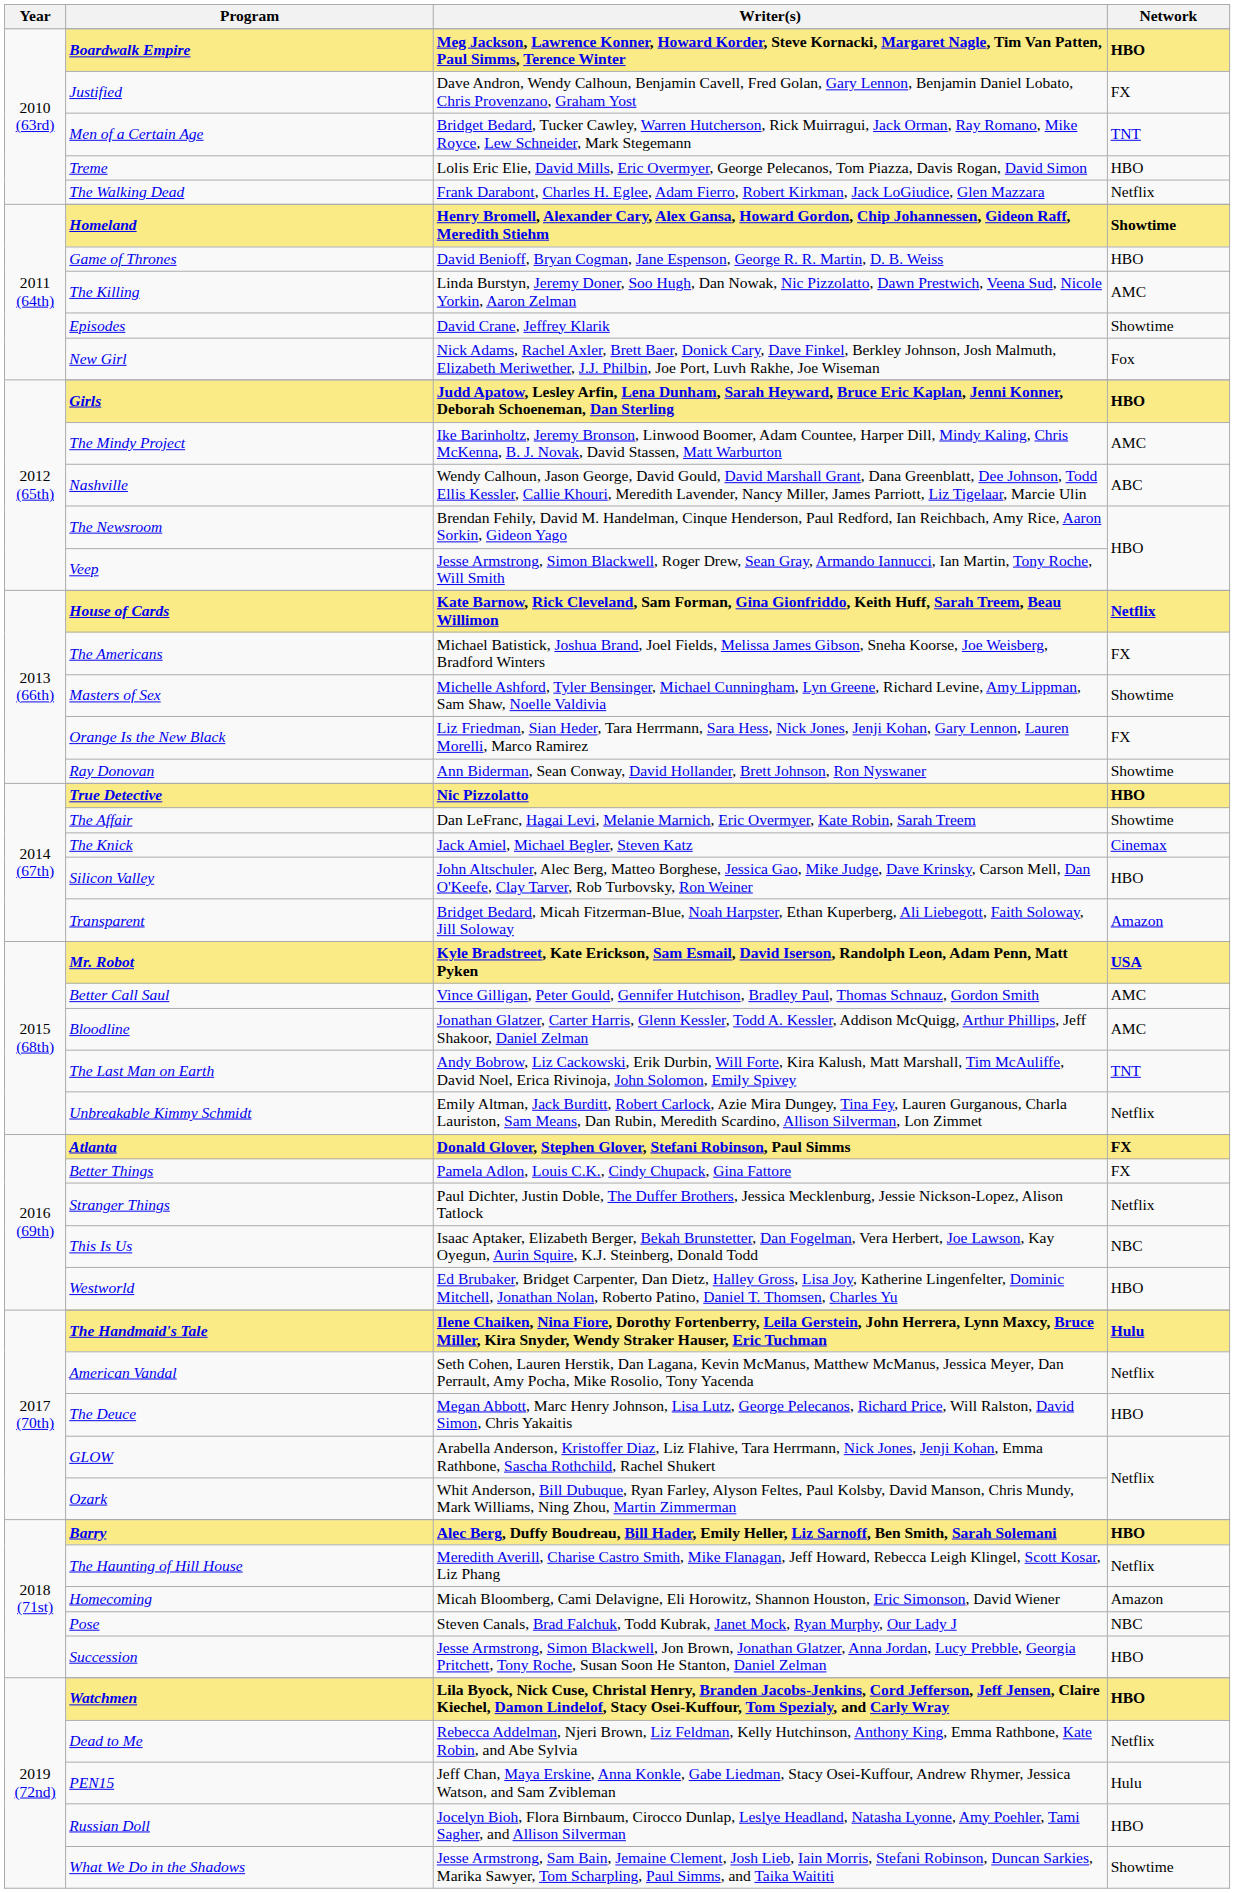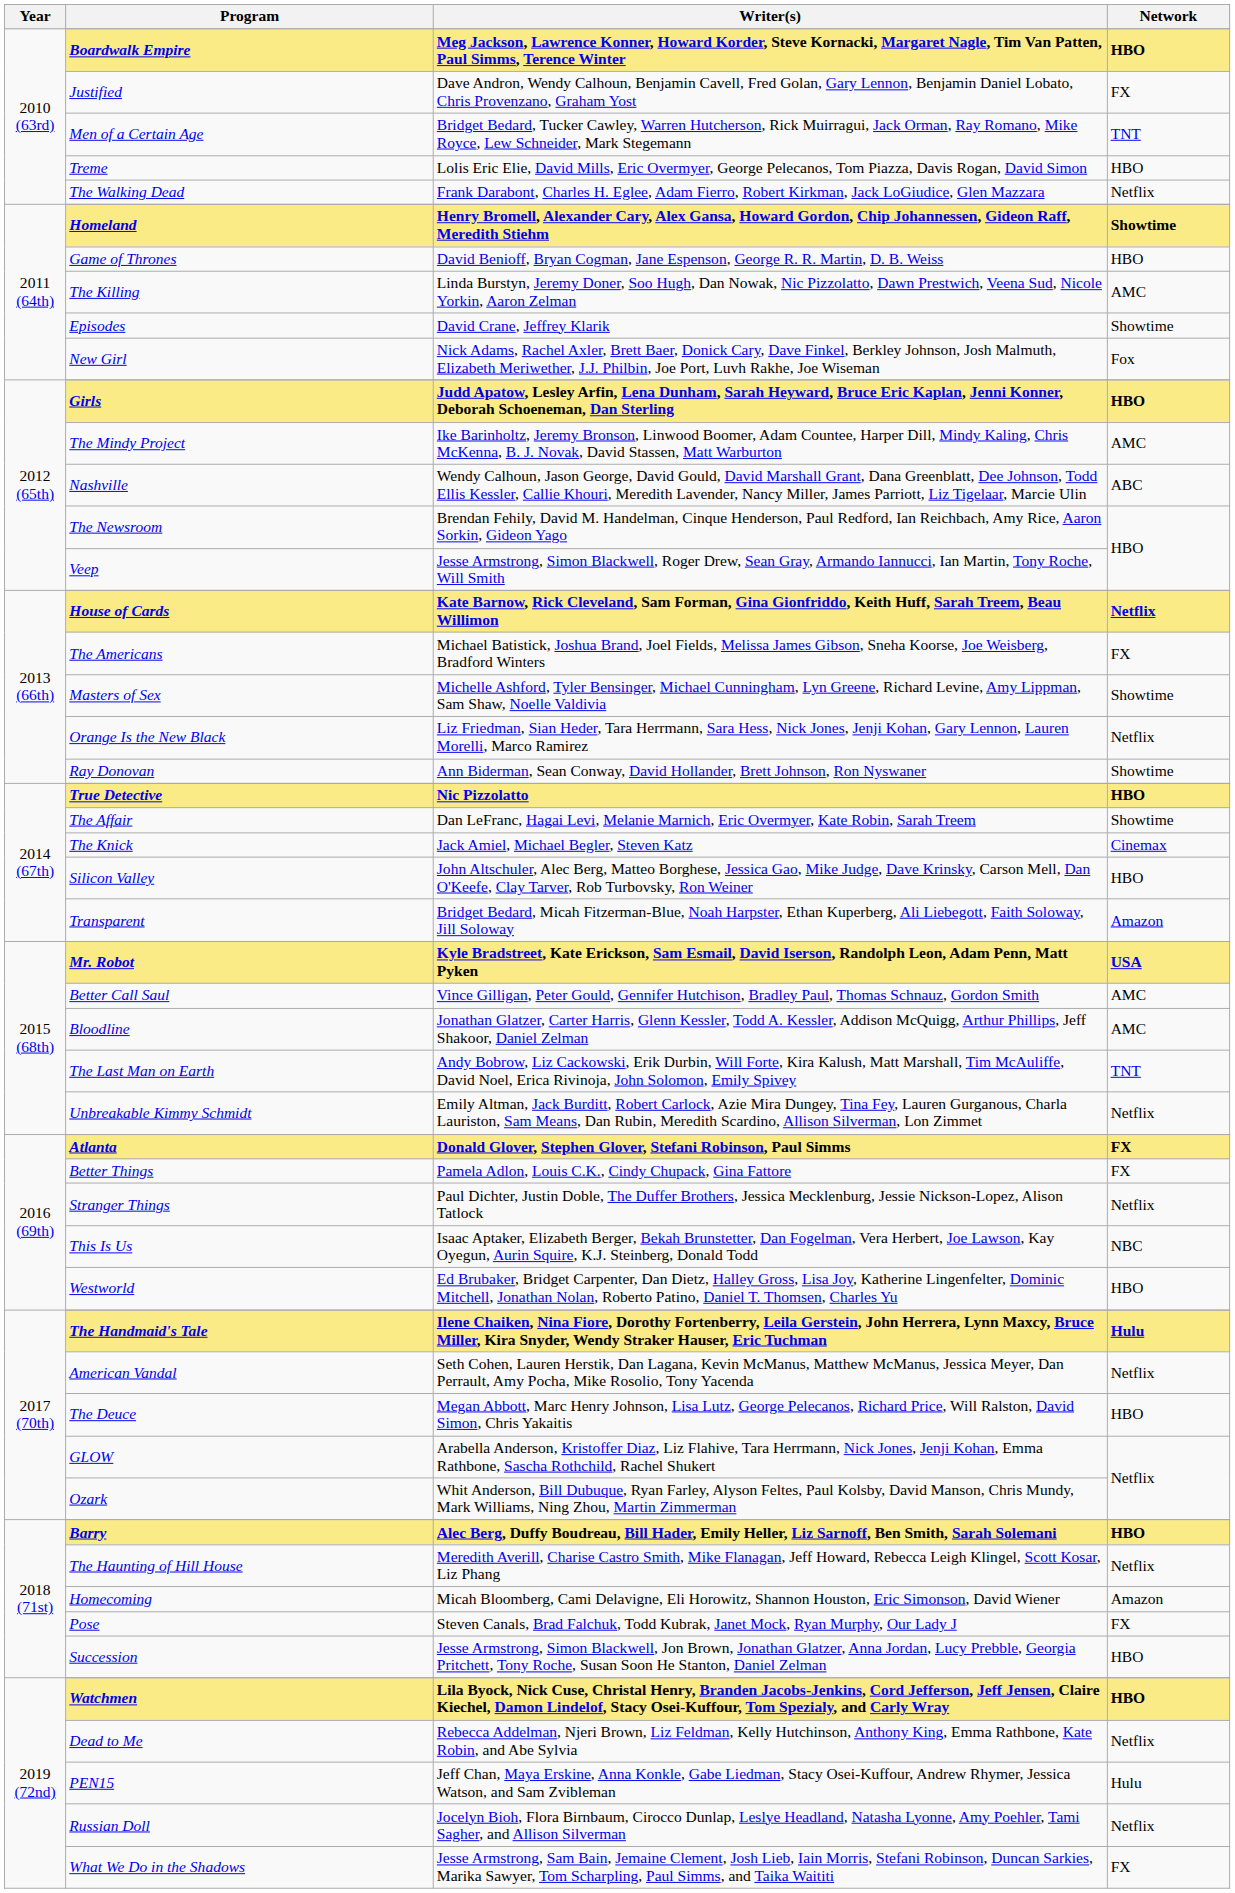(1121, 737) FX -> (1133, 737) Netflix
(1127, 1623) NBC -> (1121, 1623) FX
(1127, 1825) HBO -> (1133, 1825) Netflix
(1142, 1867) Showtime -> (1121, 1867) FX
